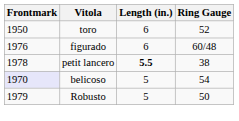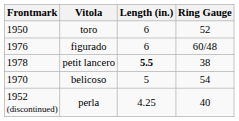(17, 79) lavender background -> (17, 79) no background
- row: (88, 96)
+ row: (89, 102)
